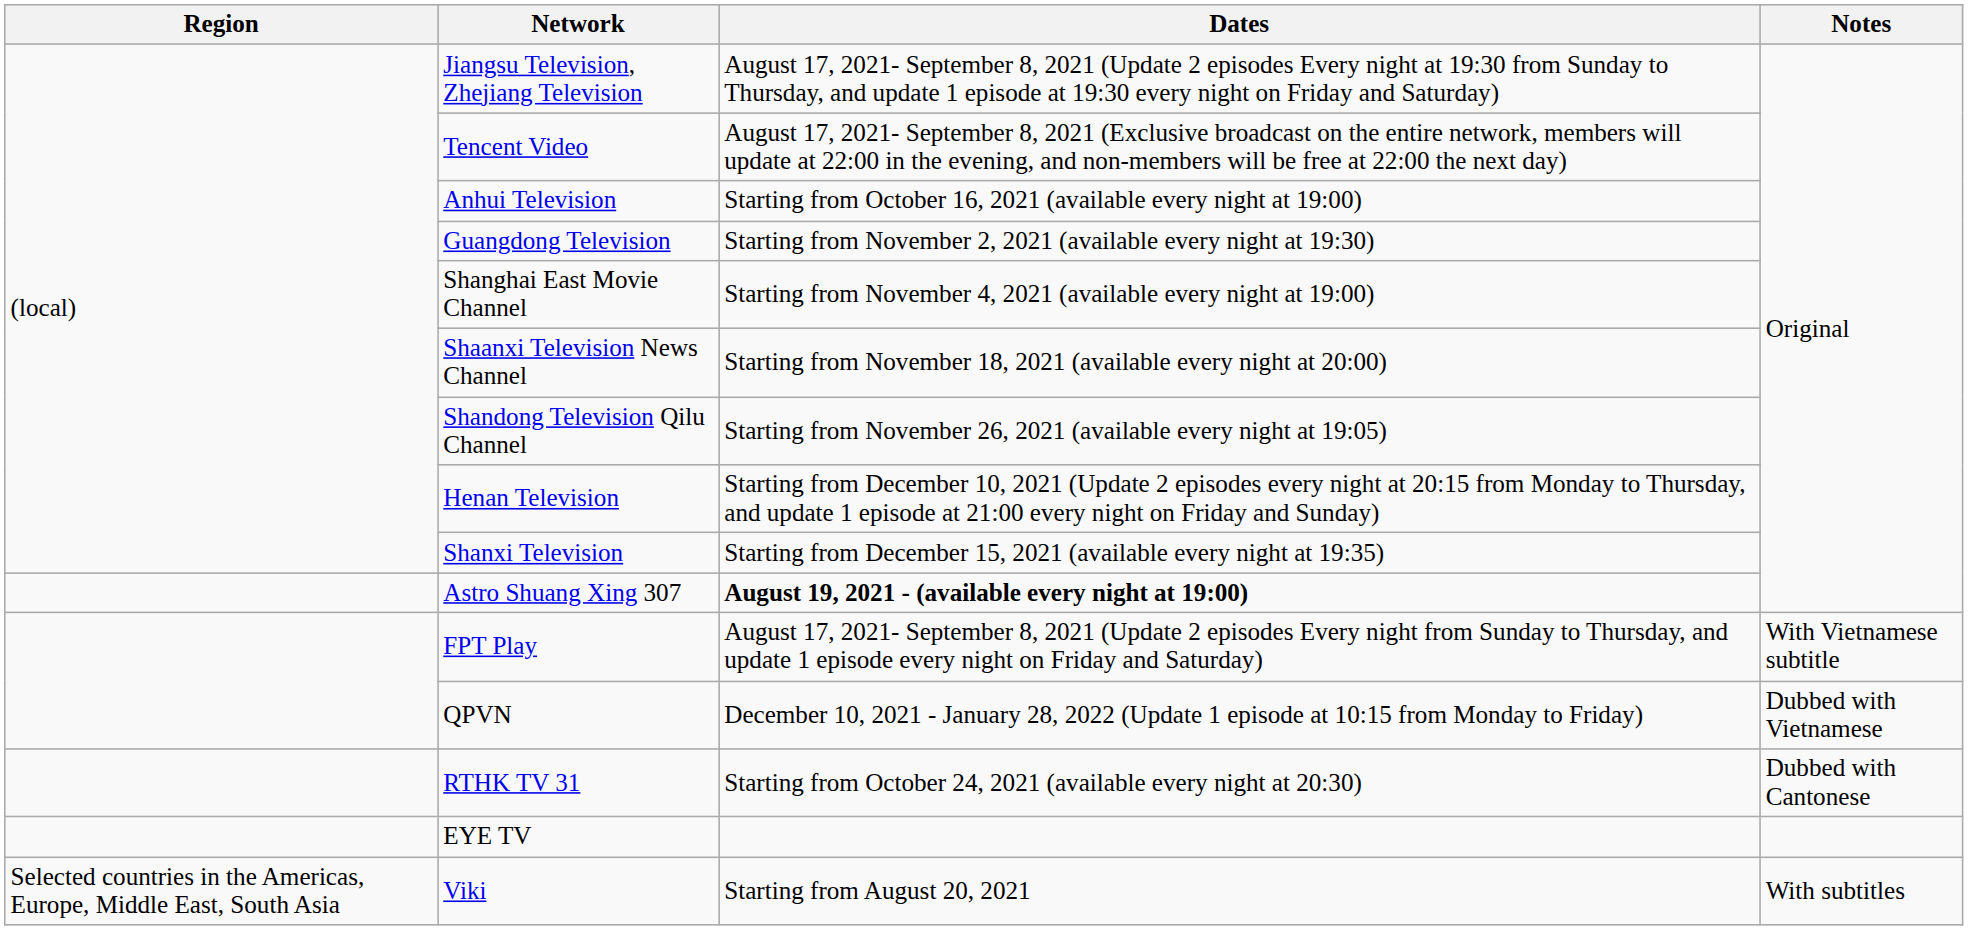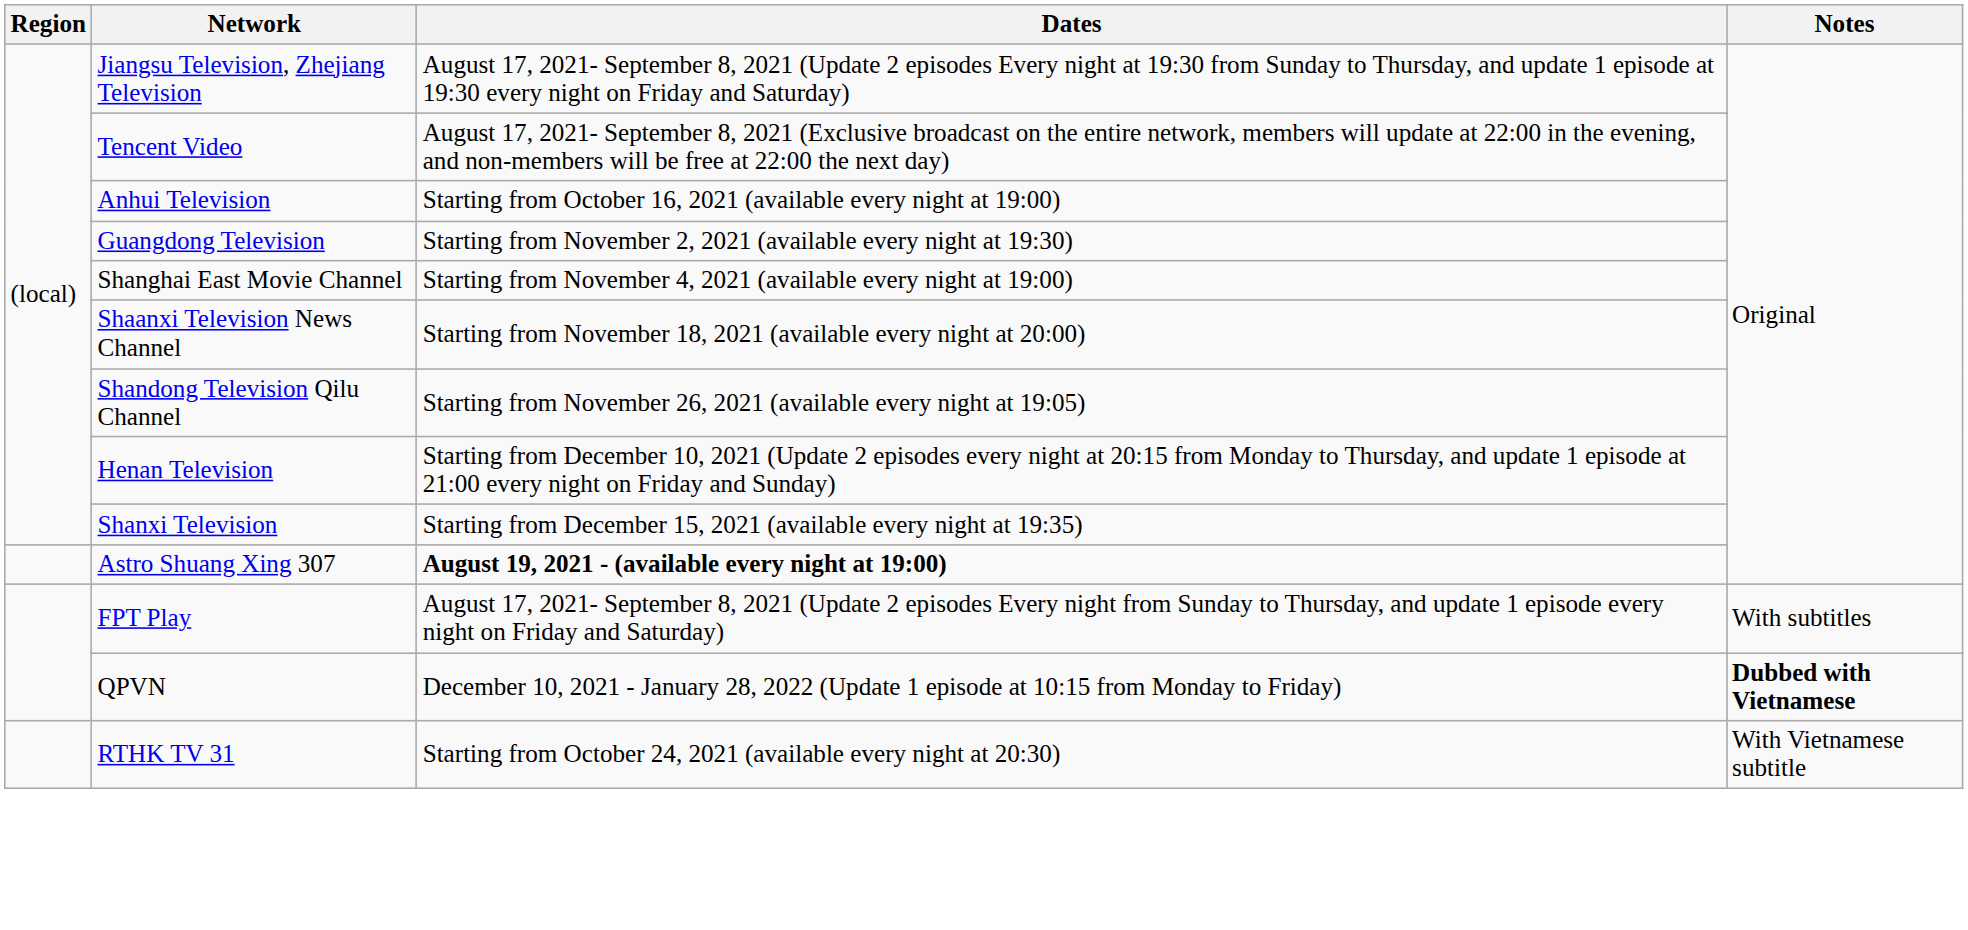(1852, 646) With Vietnamese subtitle -> (1802, 618) With subtitles
(1831, 714) normal -> (1802, 686) bold
(1831, 782) Dubbed with Cantonese -> (1818, 754) With Vietnamese subtitle
- row: (487, 836)
- row: (465, 890)
